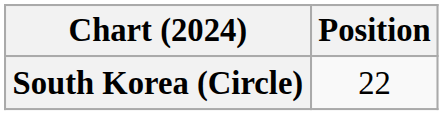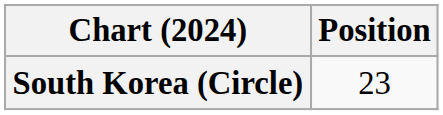(375, 82) 22 -> (375, 82) 23
